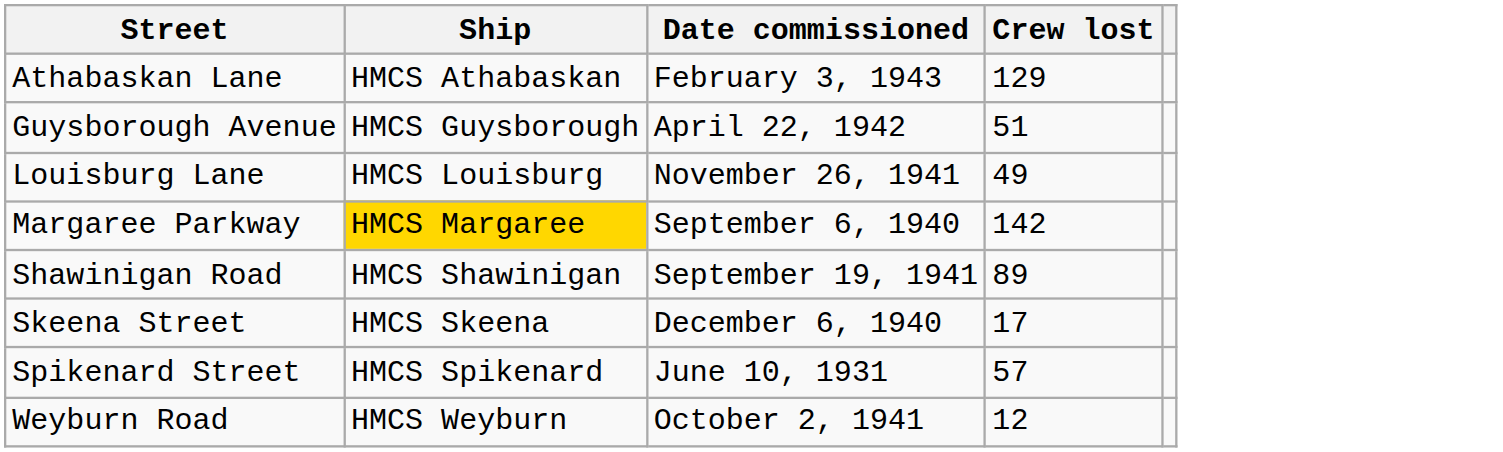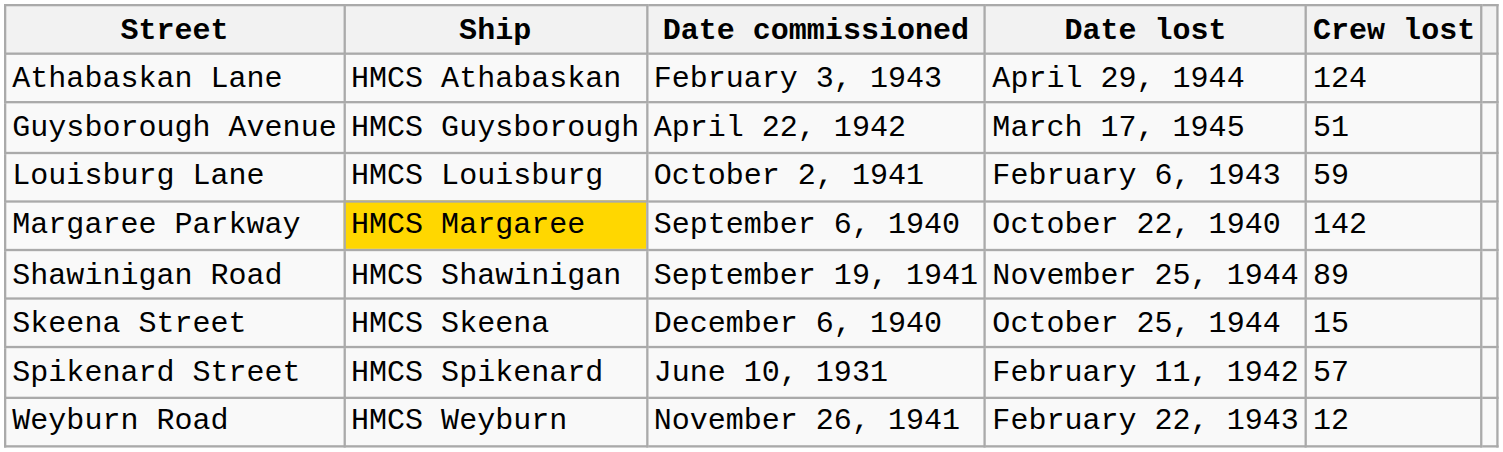+ column: (1146, 30)
(1019, 79) 129 -> (1340, 79) 124
(807, 176) November 26, 1941 -> (789, 176) October 2, 1941
(1010, 176) 49 -> (1331, 176) 59
(1010, 323) 17 -> (1331, 323) 15
(789, 421) October 2, 1941 -> (807, 421) November 26, 1941
